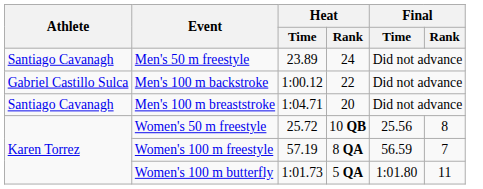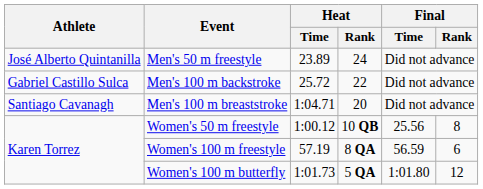(61, 60) Santiago Cavanagh -> (74, 60) José Alberto Quintanilla
(302, 82) 1:00.12 -> (314, 82) 25.72
(302, 127) 25.72 -> (314, 127) 1:00.12
(445, 150) 7 -> (457, 150) 6
(445, 172) 11 -> (457, 172) 12
